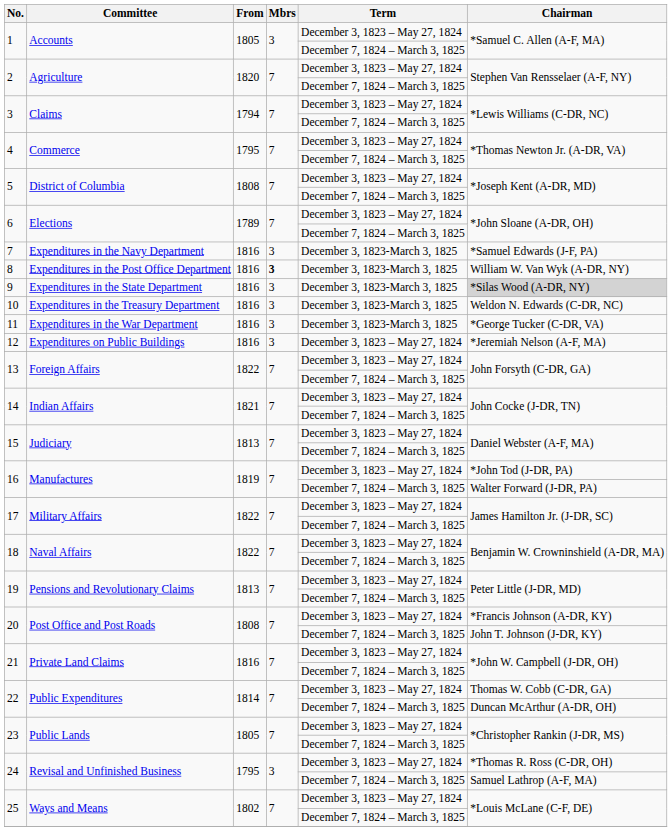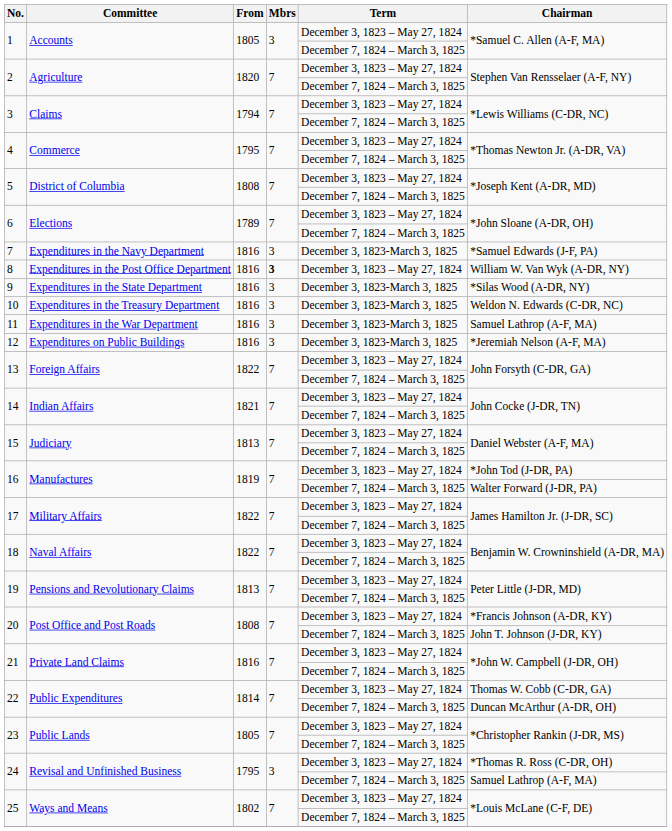(379, 269) December 3, 1823-March 3, 1825 -> (381, 269) December 3, 1823 – May 27, 1824
(530, 287) lightgrey background -> (530, 287) no background
(537, 324) *George Tucker (C-DR, VA) -> (533, 324) Samuel Lathrop (A-F, MA)
(381, 342) December 3, 1823 – May 27, 1824 -> (379, 342) December 3, 1823-March 3, 1825
